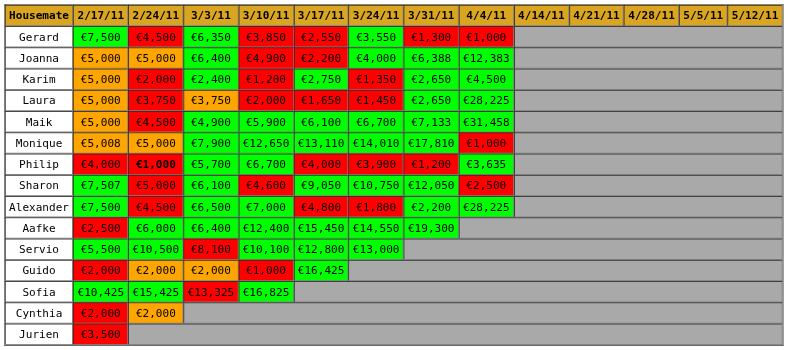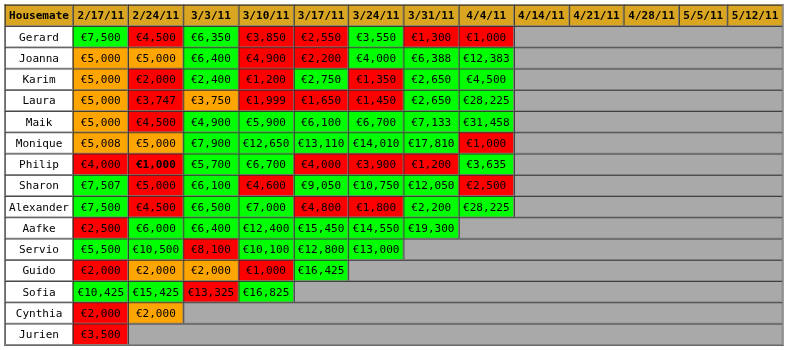(156, 100) €3,750 -> (156, 100) €3,747
(266, 100) €2,000 -> (266, 100) €1,999
